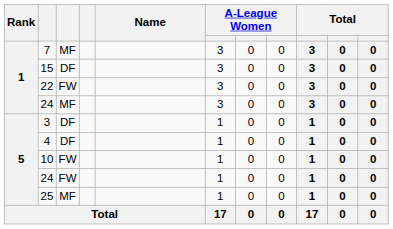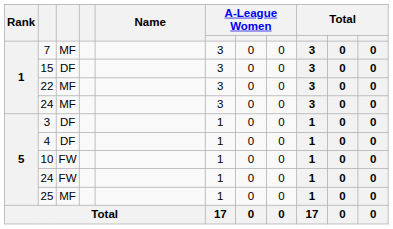(68, 86) FW -> (68, 86) MF
